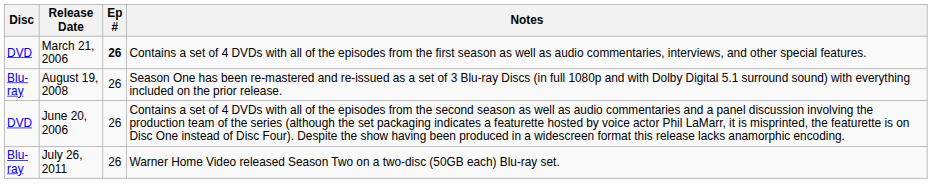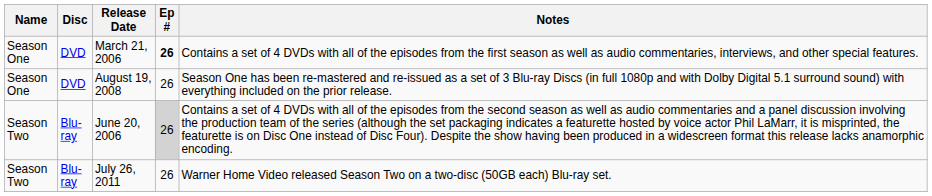+ column: (31, 20)
(18, 84) Blu-ray -> (73, 84) DVD
(20, 123) DVD -> (71, 130) Blu-ray
(115, 123) no background -> (167, 130) lightgrey background
